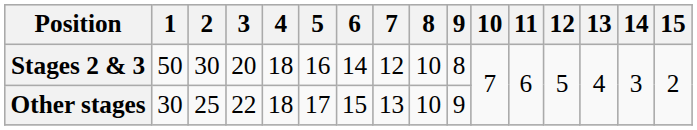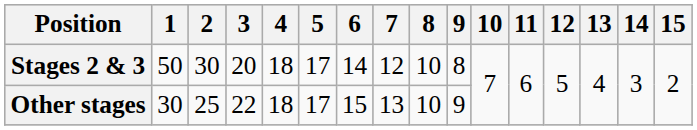(318, 64) 16 -> (318, 64) 17
